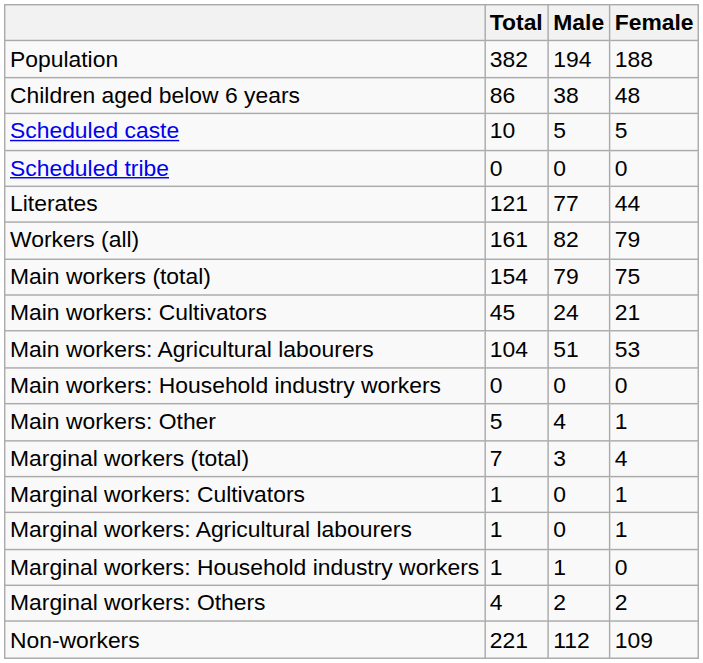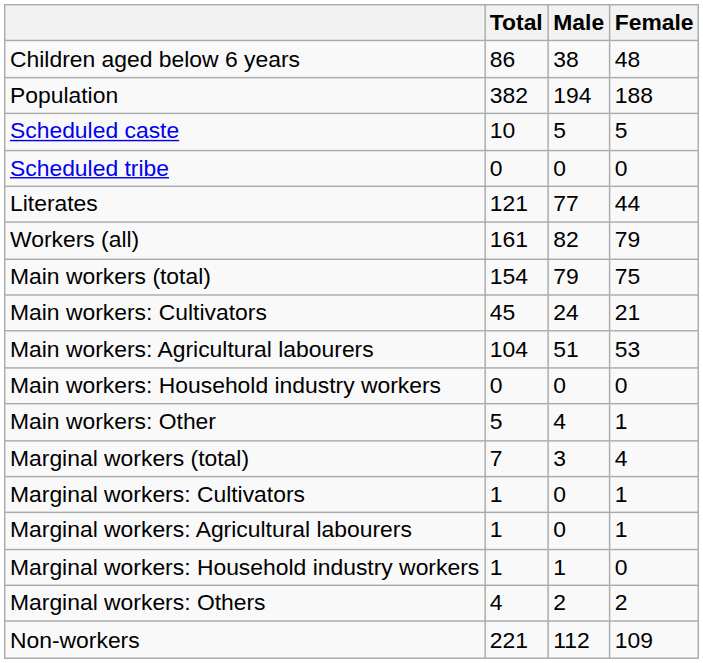rows swapped: (64, 58) <-> (155, 95)
